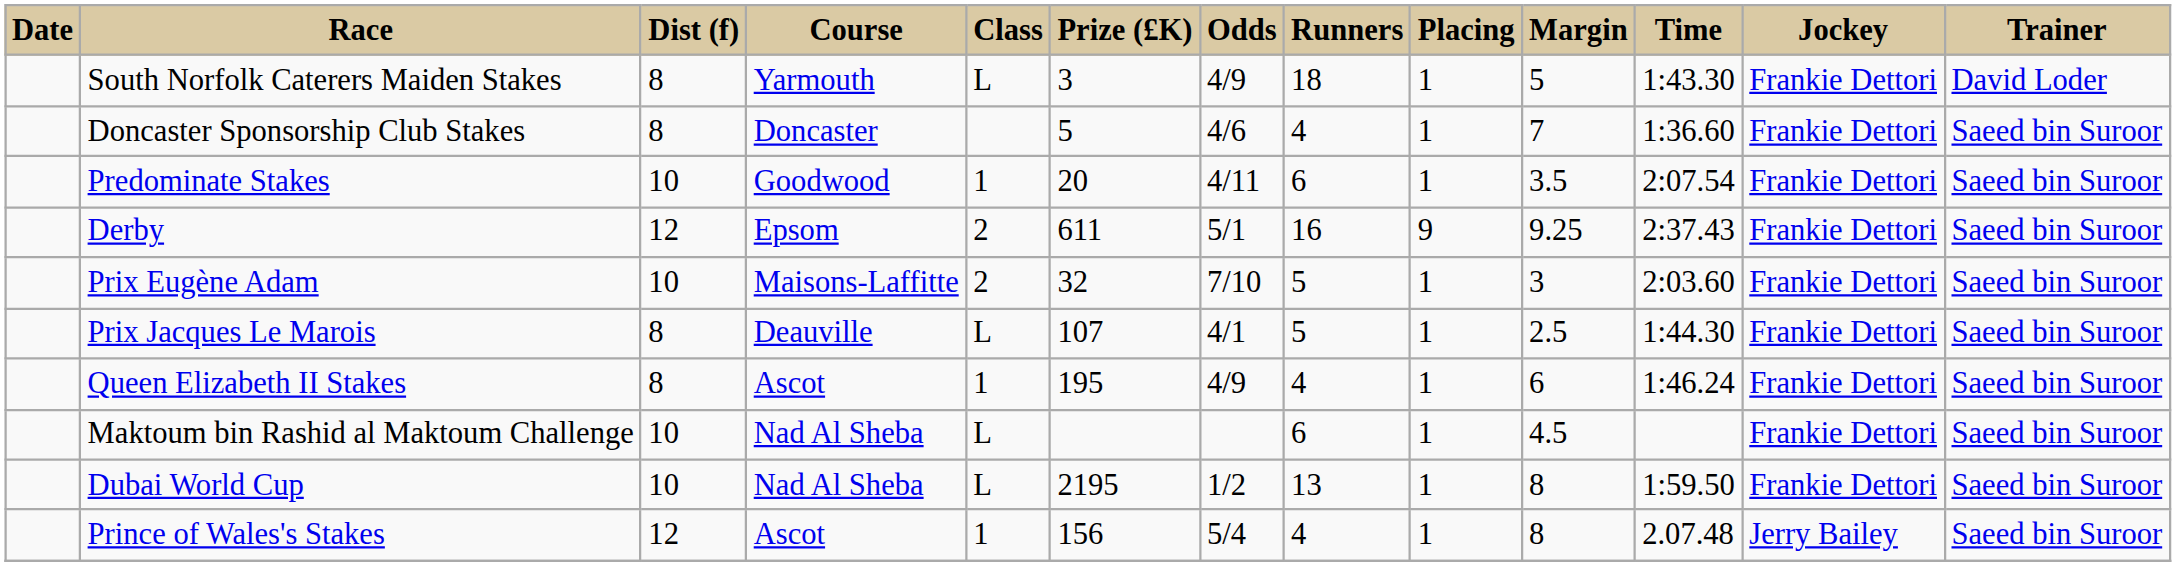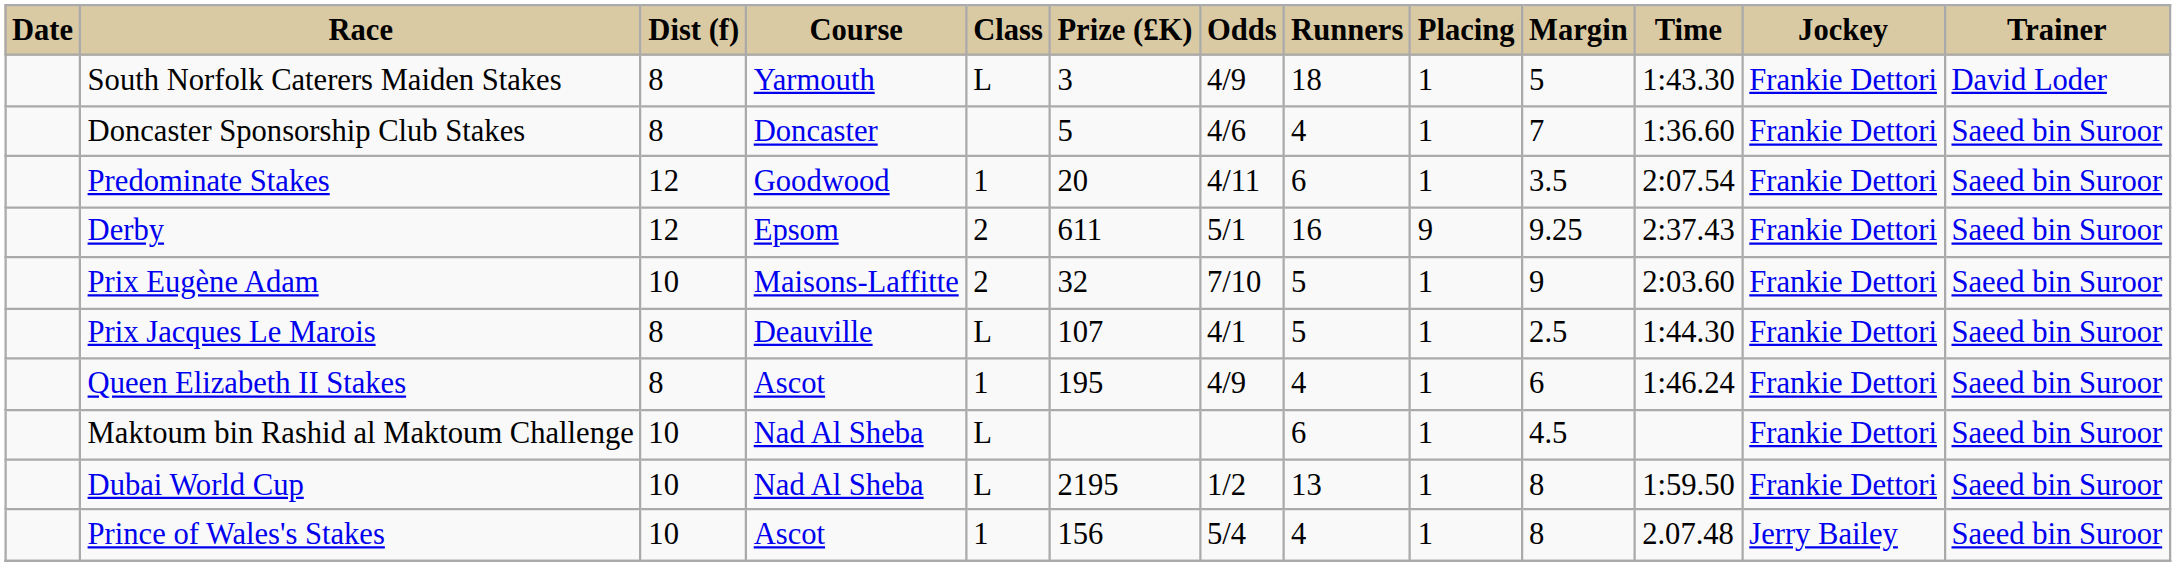(664, 180) 10 -> (664, 180) 12
(1537, 281) 3 -> (1537, 281) 9
(664, 534) 12 -> (664, 534) 10
